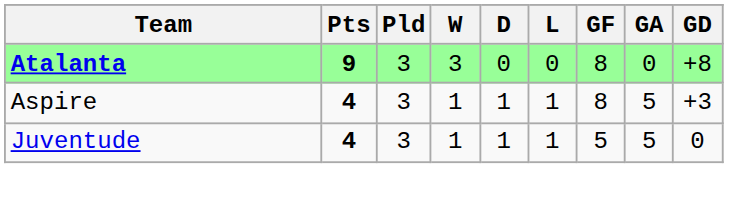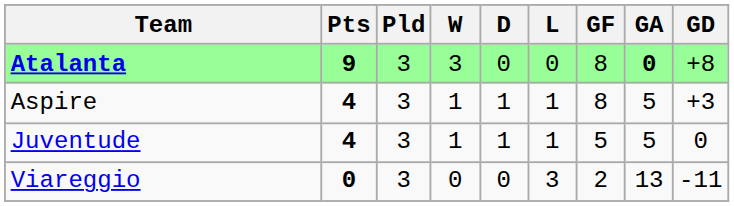(649, 64) normal -> (649, 64) bold
+ row: (76, 181)
